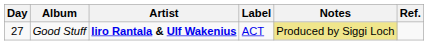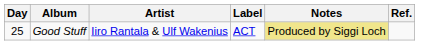(17, 31) 27 -> (17, 31) 25
(164, 31) bold -> (160, 31) normal
